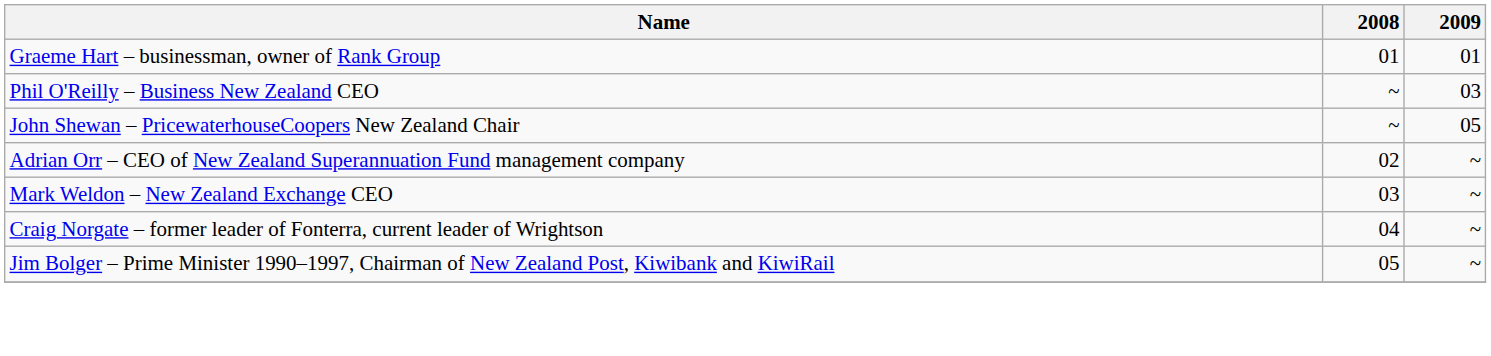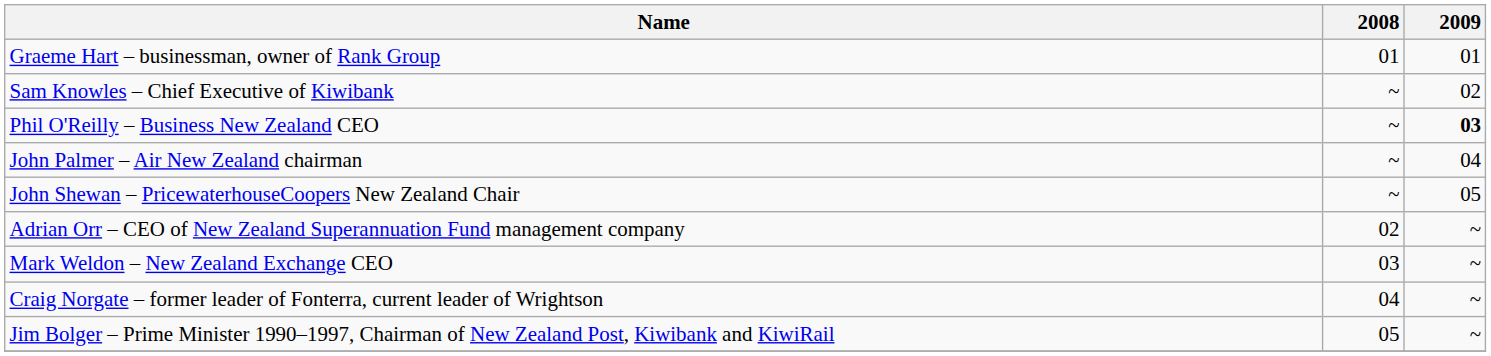+ row: (202, 91)
(1471, 91) normal -> (1471, 125) bold
+ row: (186, 160)
